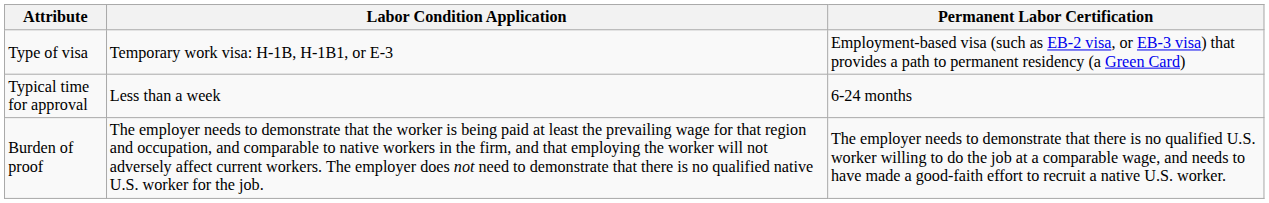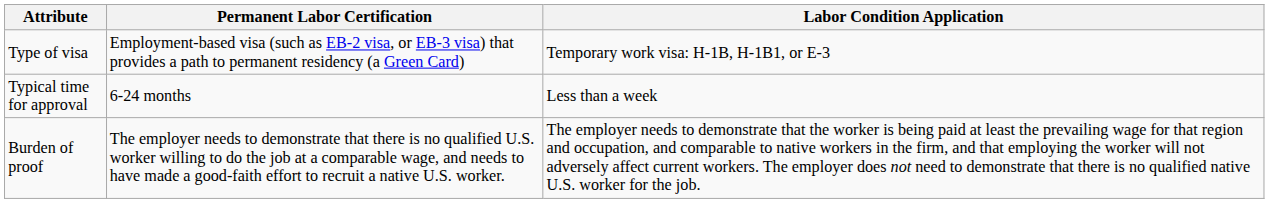columns swapped: (467, 17) <-> (1046, 17)
